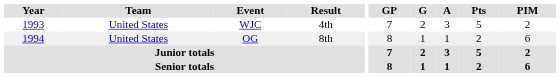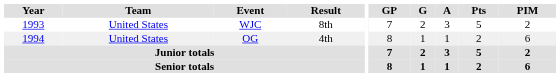(326, 24) 4th -> (326, 24) 8th
(326, 38) 8th -> (326, 38) 4th
